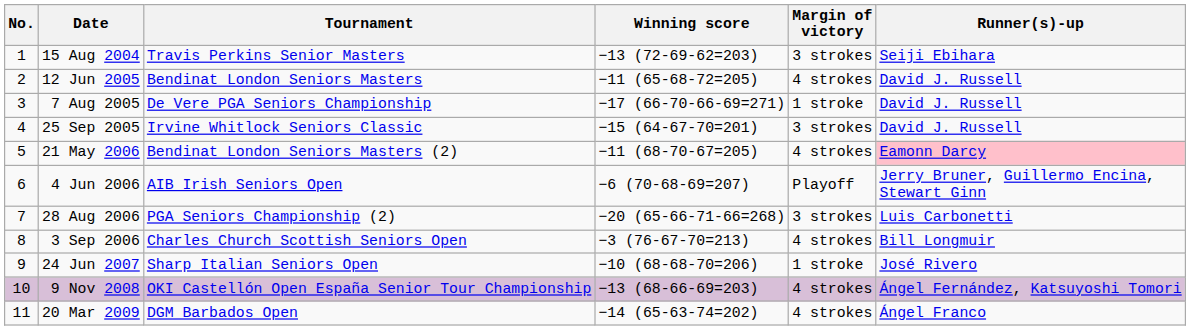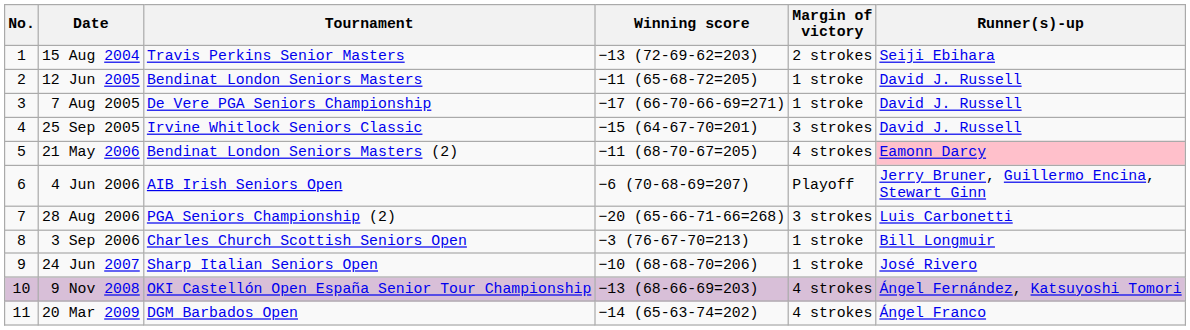(832, 58) 3 strokes -> (832, 58) 2 strokes
(832, 82) 4 strokes -> (828, 82) 1 stroke
(832, 242) 4 strokes -> (828, 242) 1 stroke
